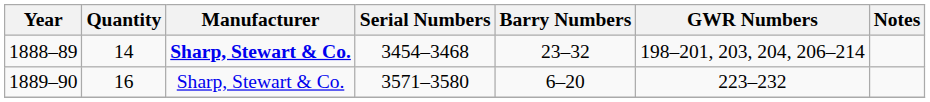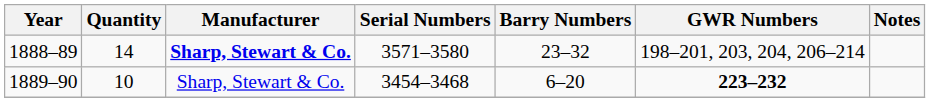(425, 50) 3454–3468 -> (425, 50) 3571–3580
(124, 81) 16 -> (124, 81) 10
(425, 81) 3571–3580 -> (425, 81) 3454–3468
(752, 81) normal -> (752, 81) bold
